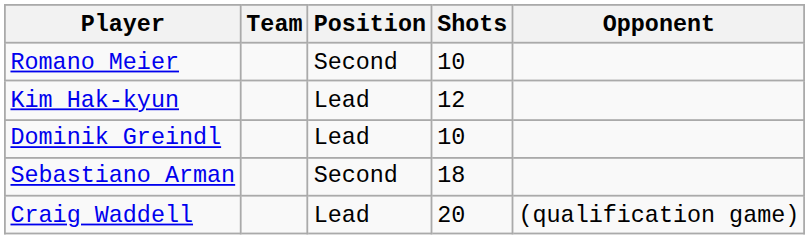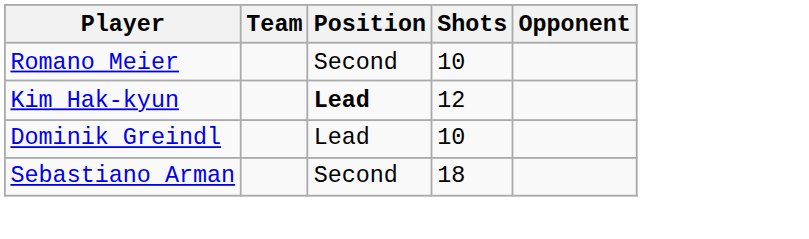(342, 100) normal -> (342, 100) bold
- row: (102, 215)
